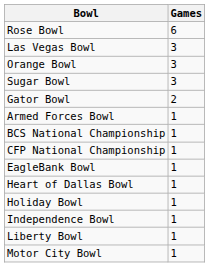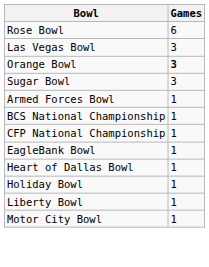(174, 64) normal -> (174, 64) bold
- row: (39, 99)
- row: (61, 219)
